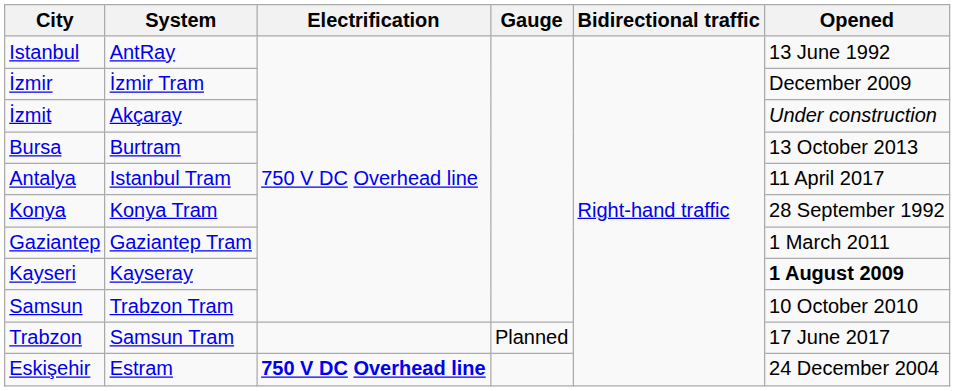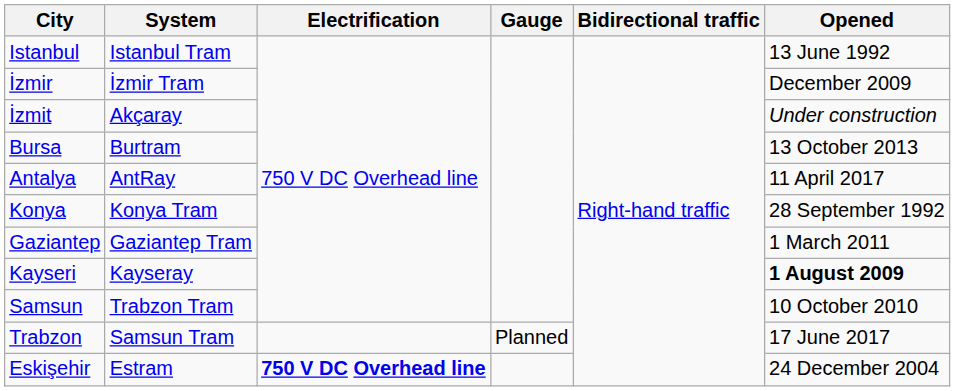(142, 52) AntRay -> (170, 52) Istanbul Tram
(170, 178) Istanbul Tram -> (142, 178) AntRay
